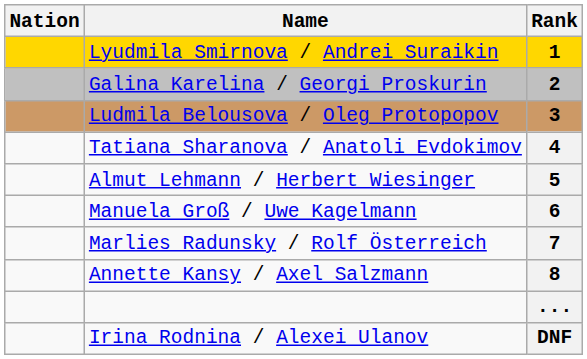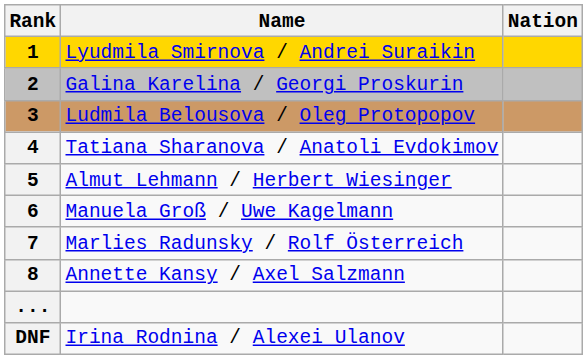columns swapped: (555, 21) <-> (44, 21)
